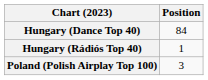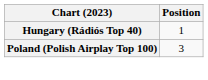- row: (82, 30)
